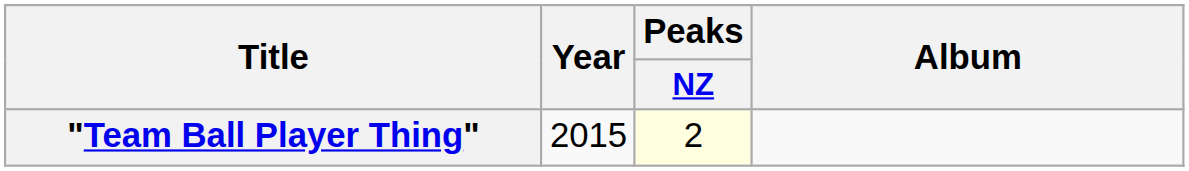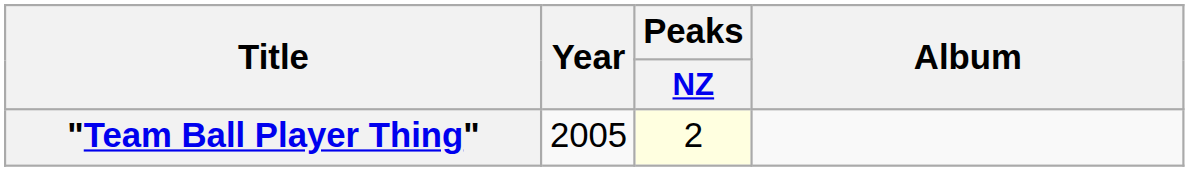(589, 136) 2015 -> (589, 136) 2005
